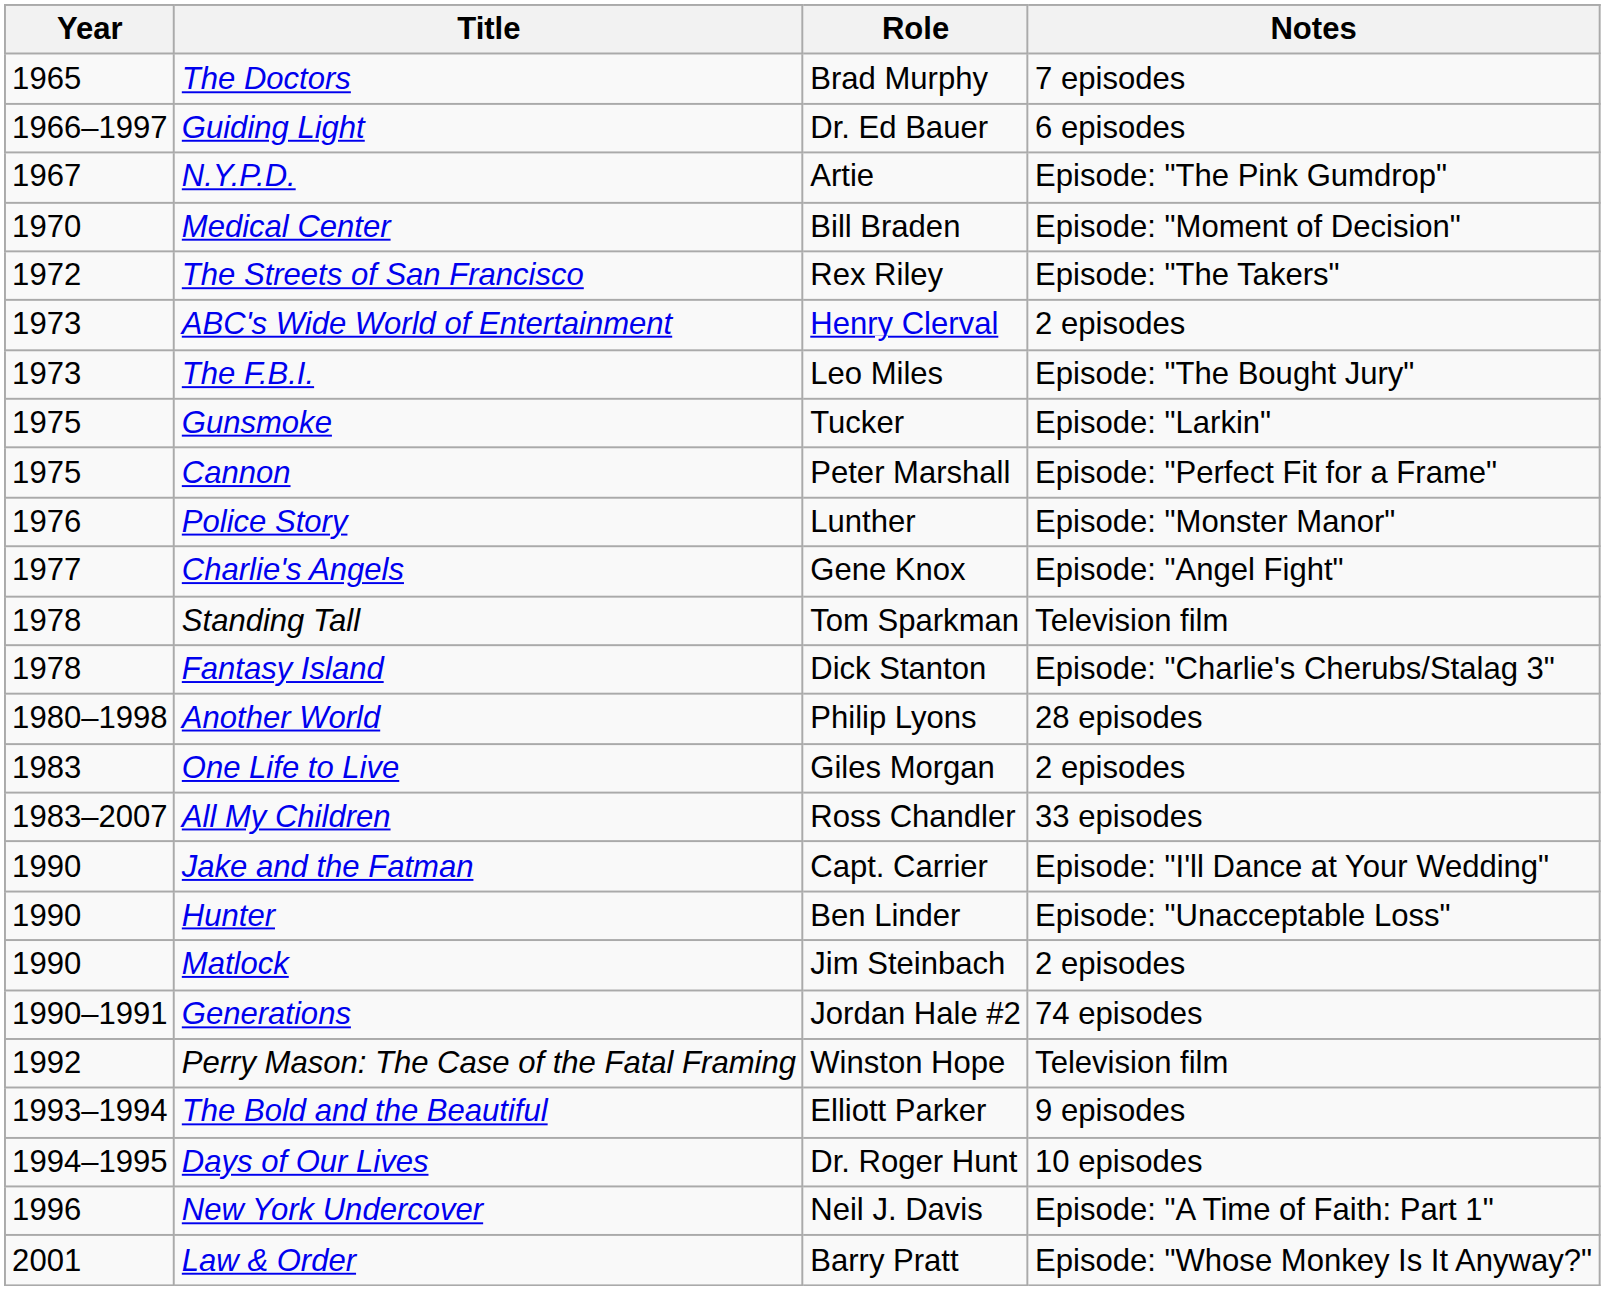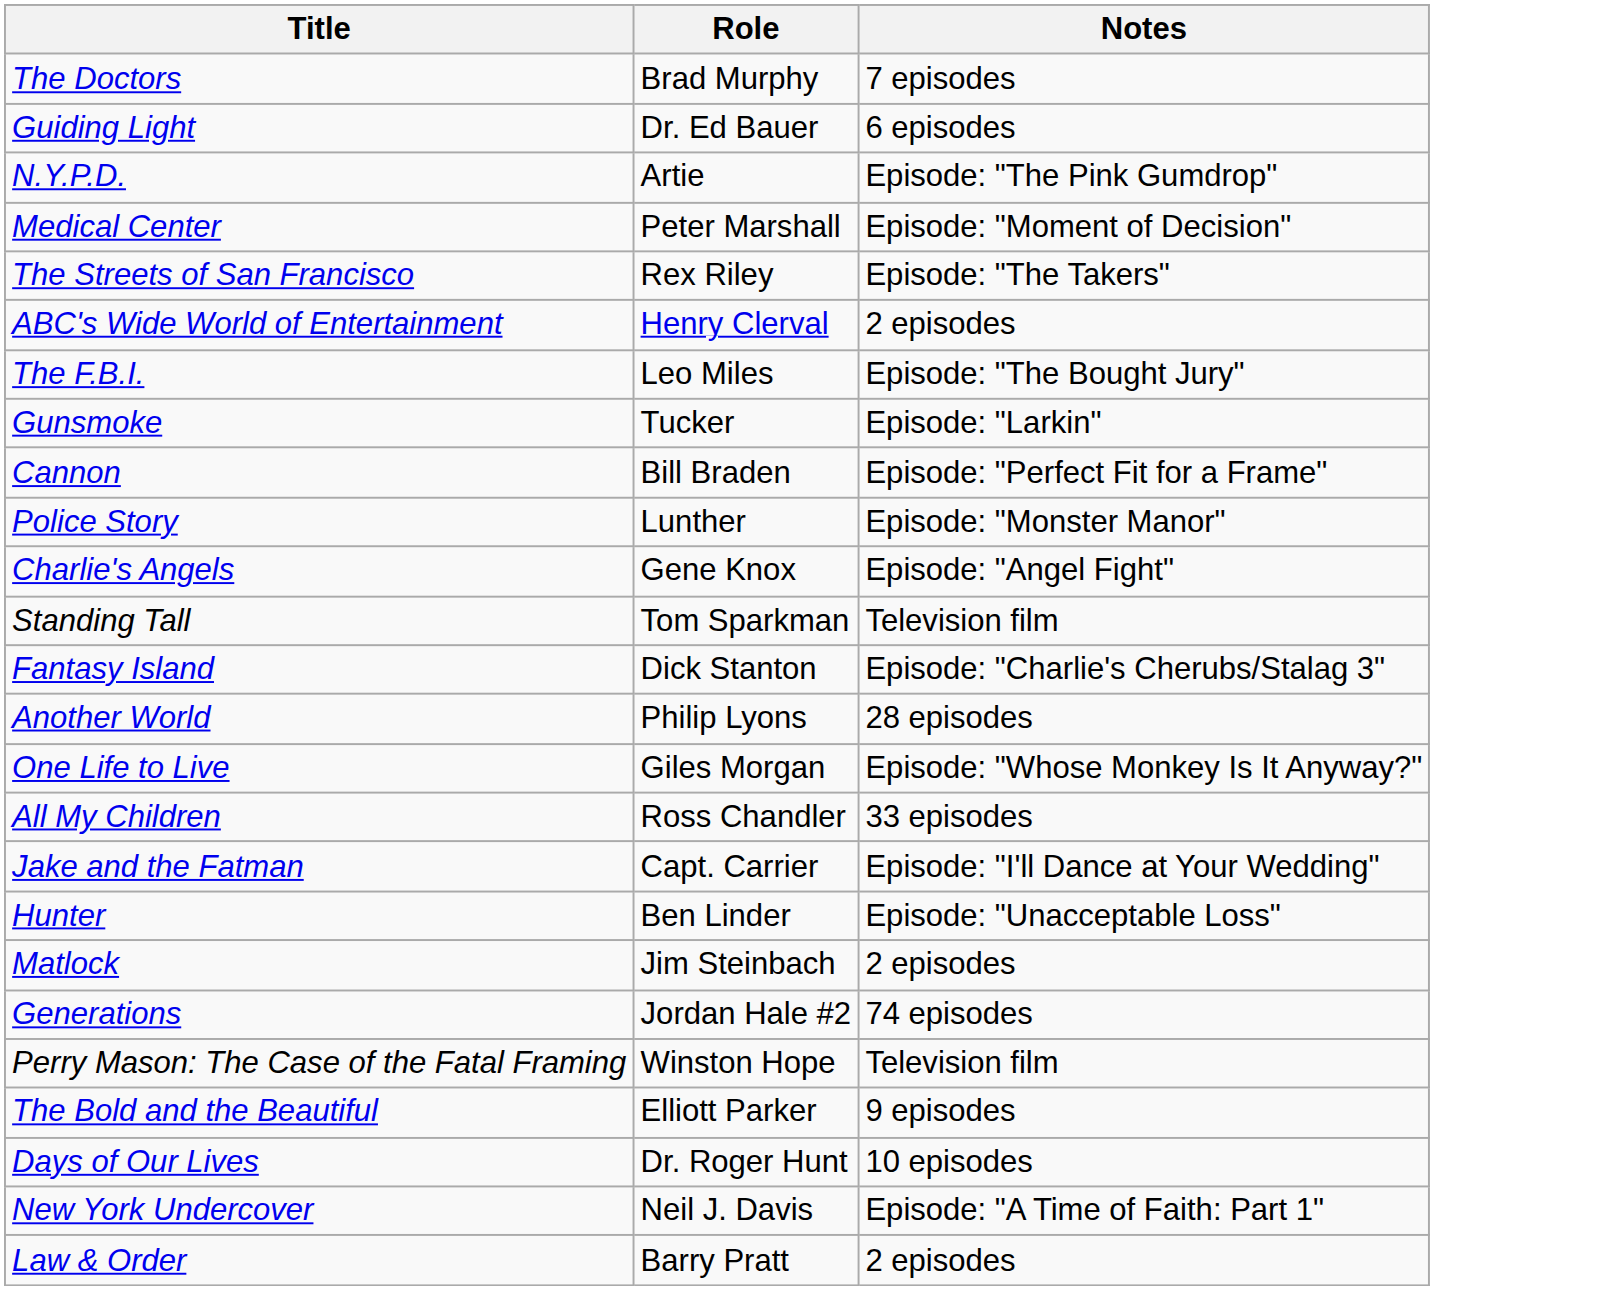- column: (90, 29)
(885, 226) Bill Braden -> (741, 226) Peter Marshall
(910, 472) Peter Marshall -> (716, 472) Bill Braden
(1110, 767) 2 episodes -> (1144, 767) Episode: "Whose Monkey Is It Anyway?"
(1314, 1259) Episode: "Whose Monkey Is It Anyway?" -> (940, 1259) 2 episodes
